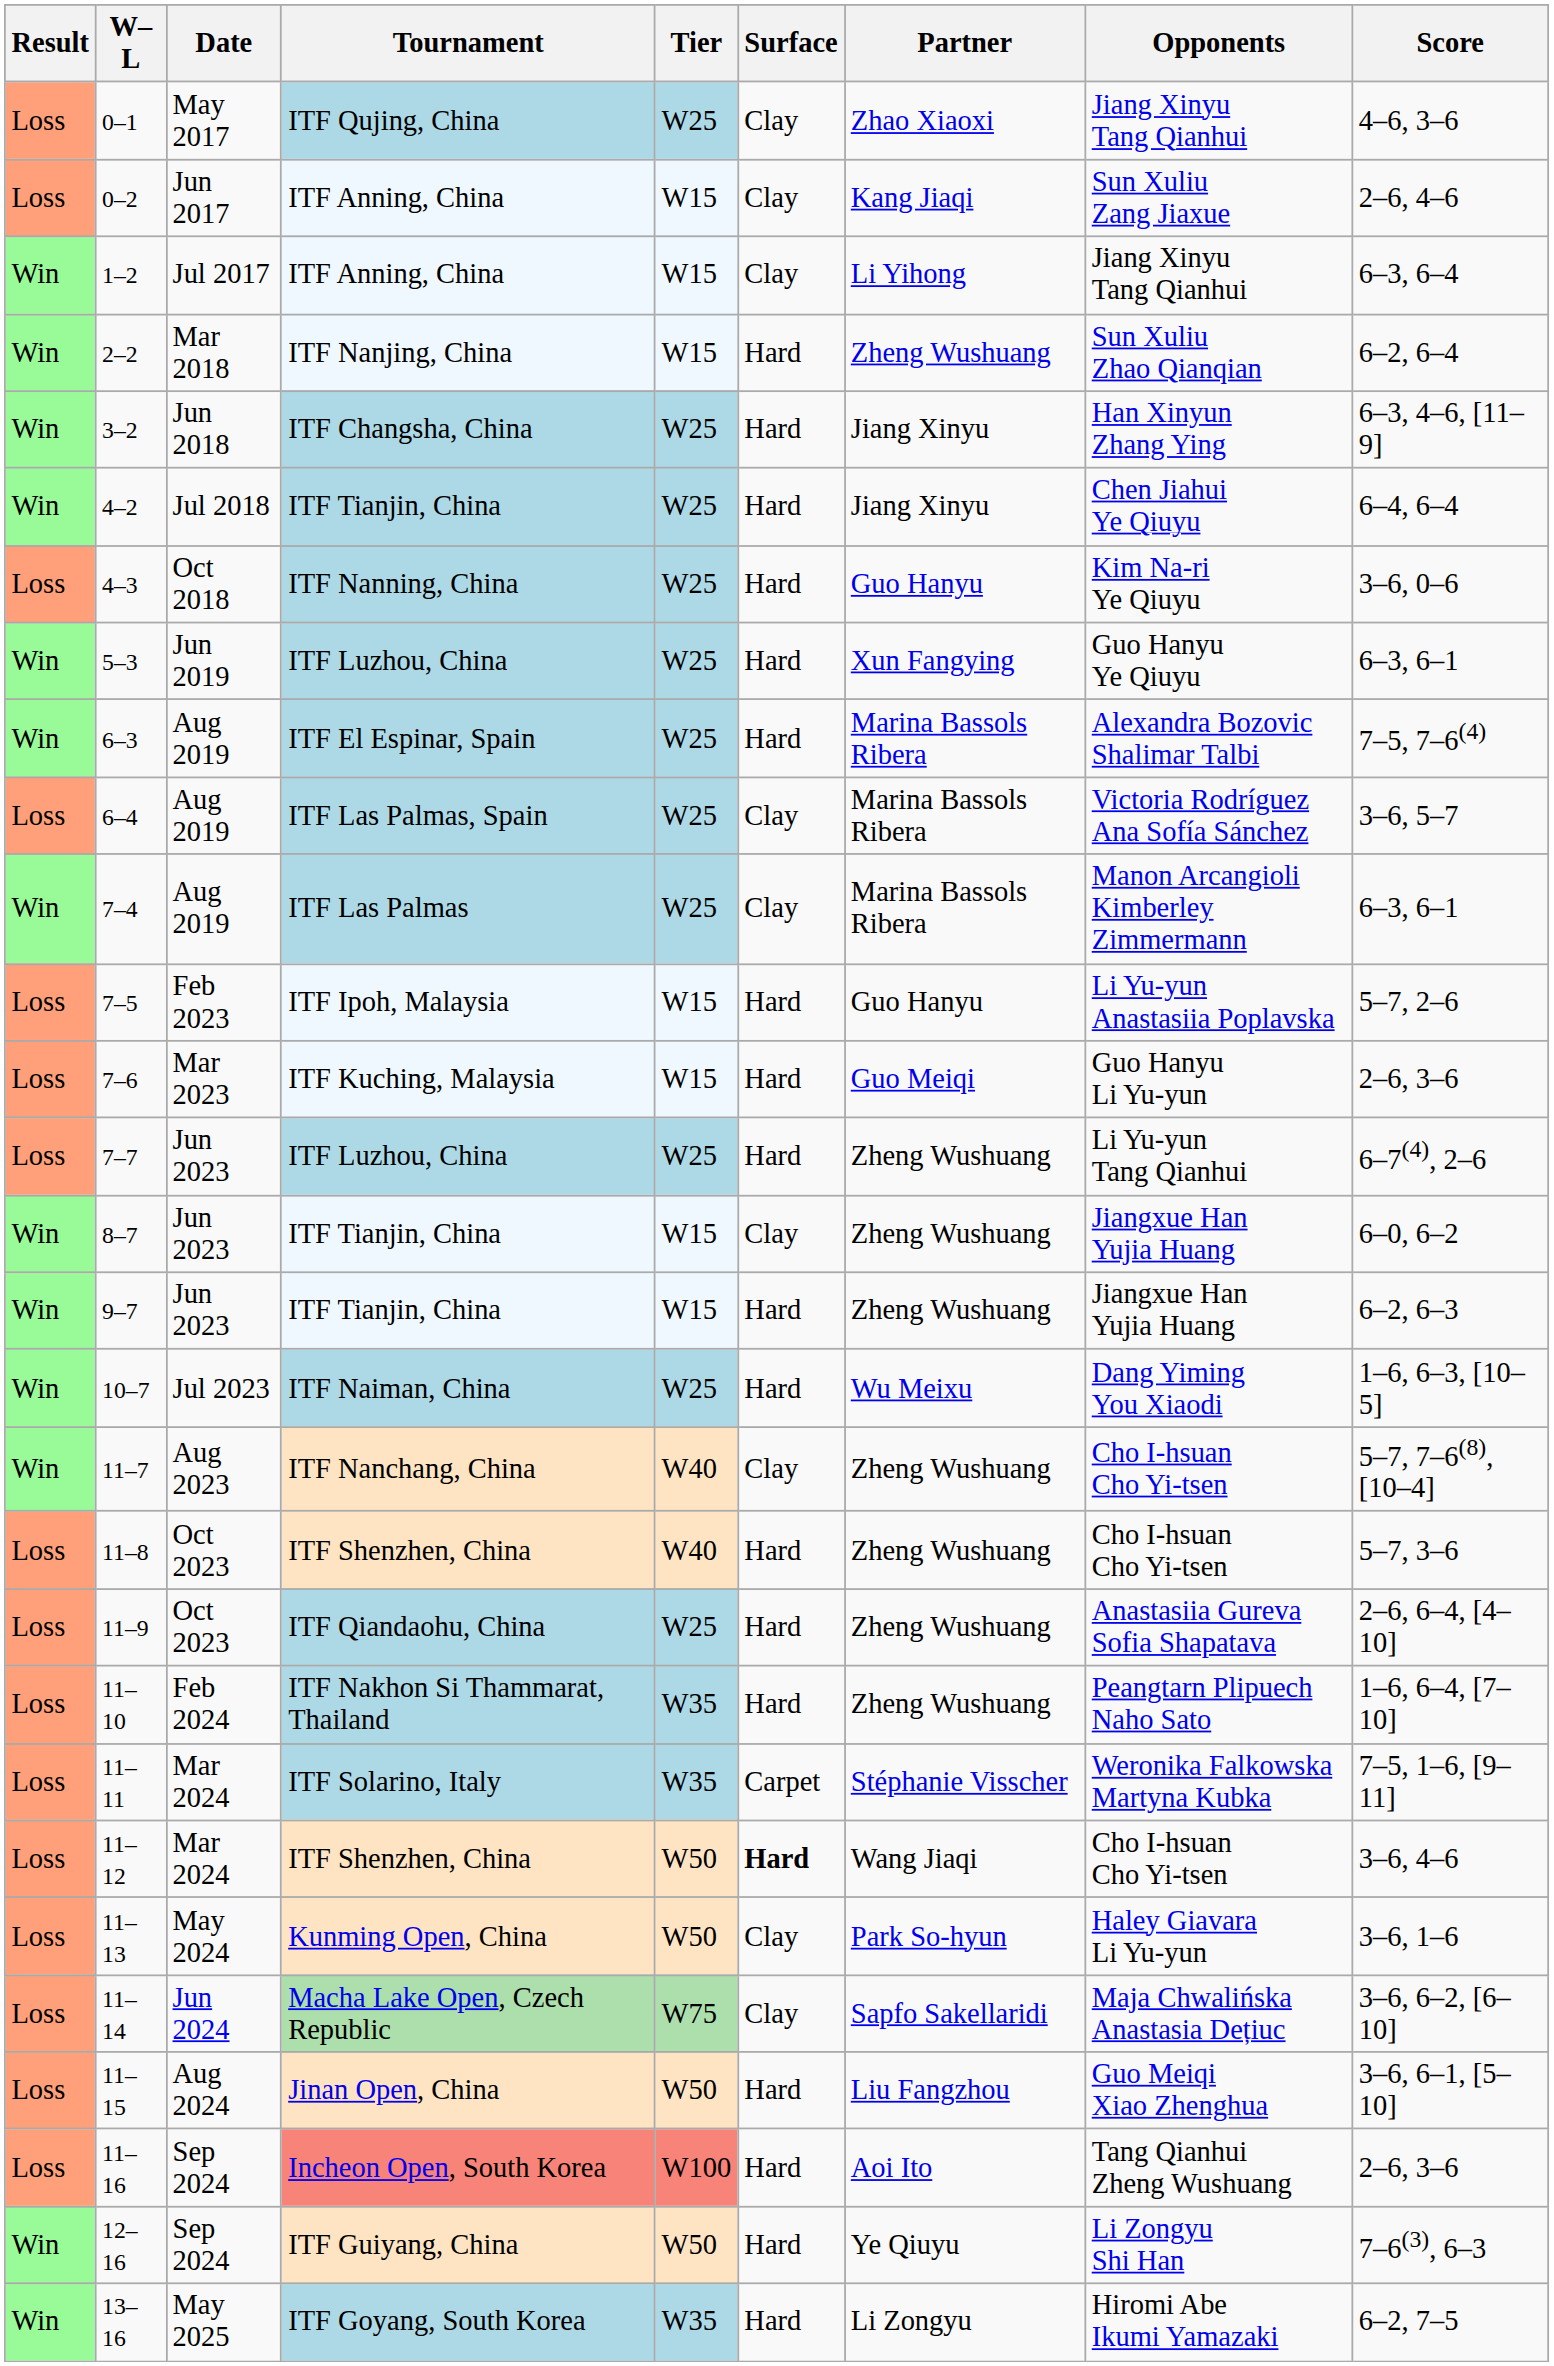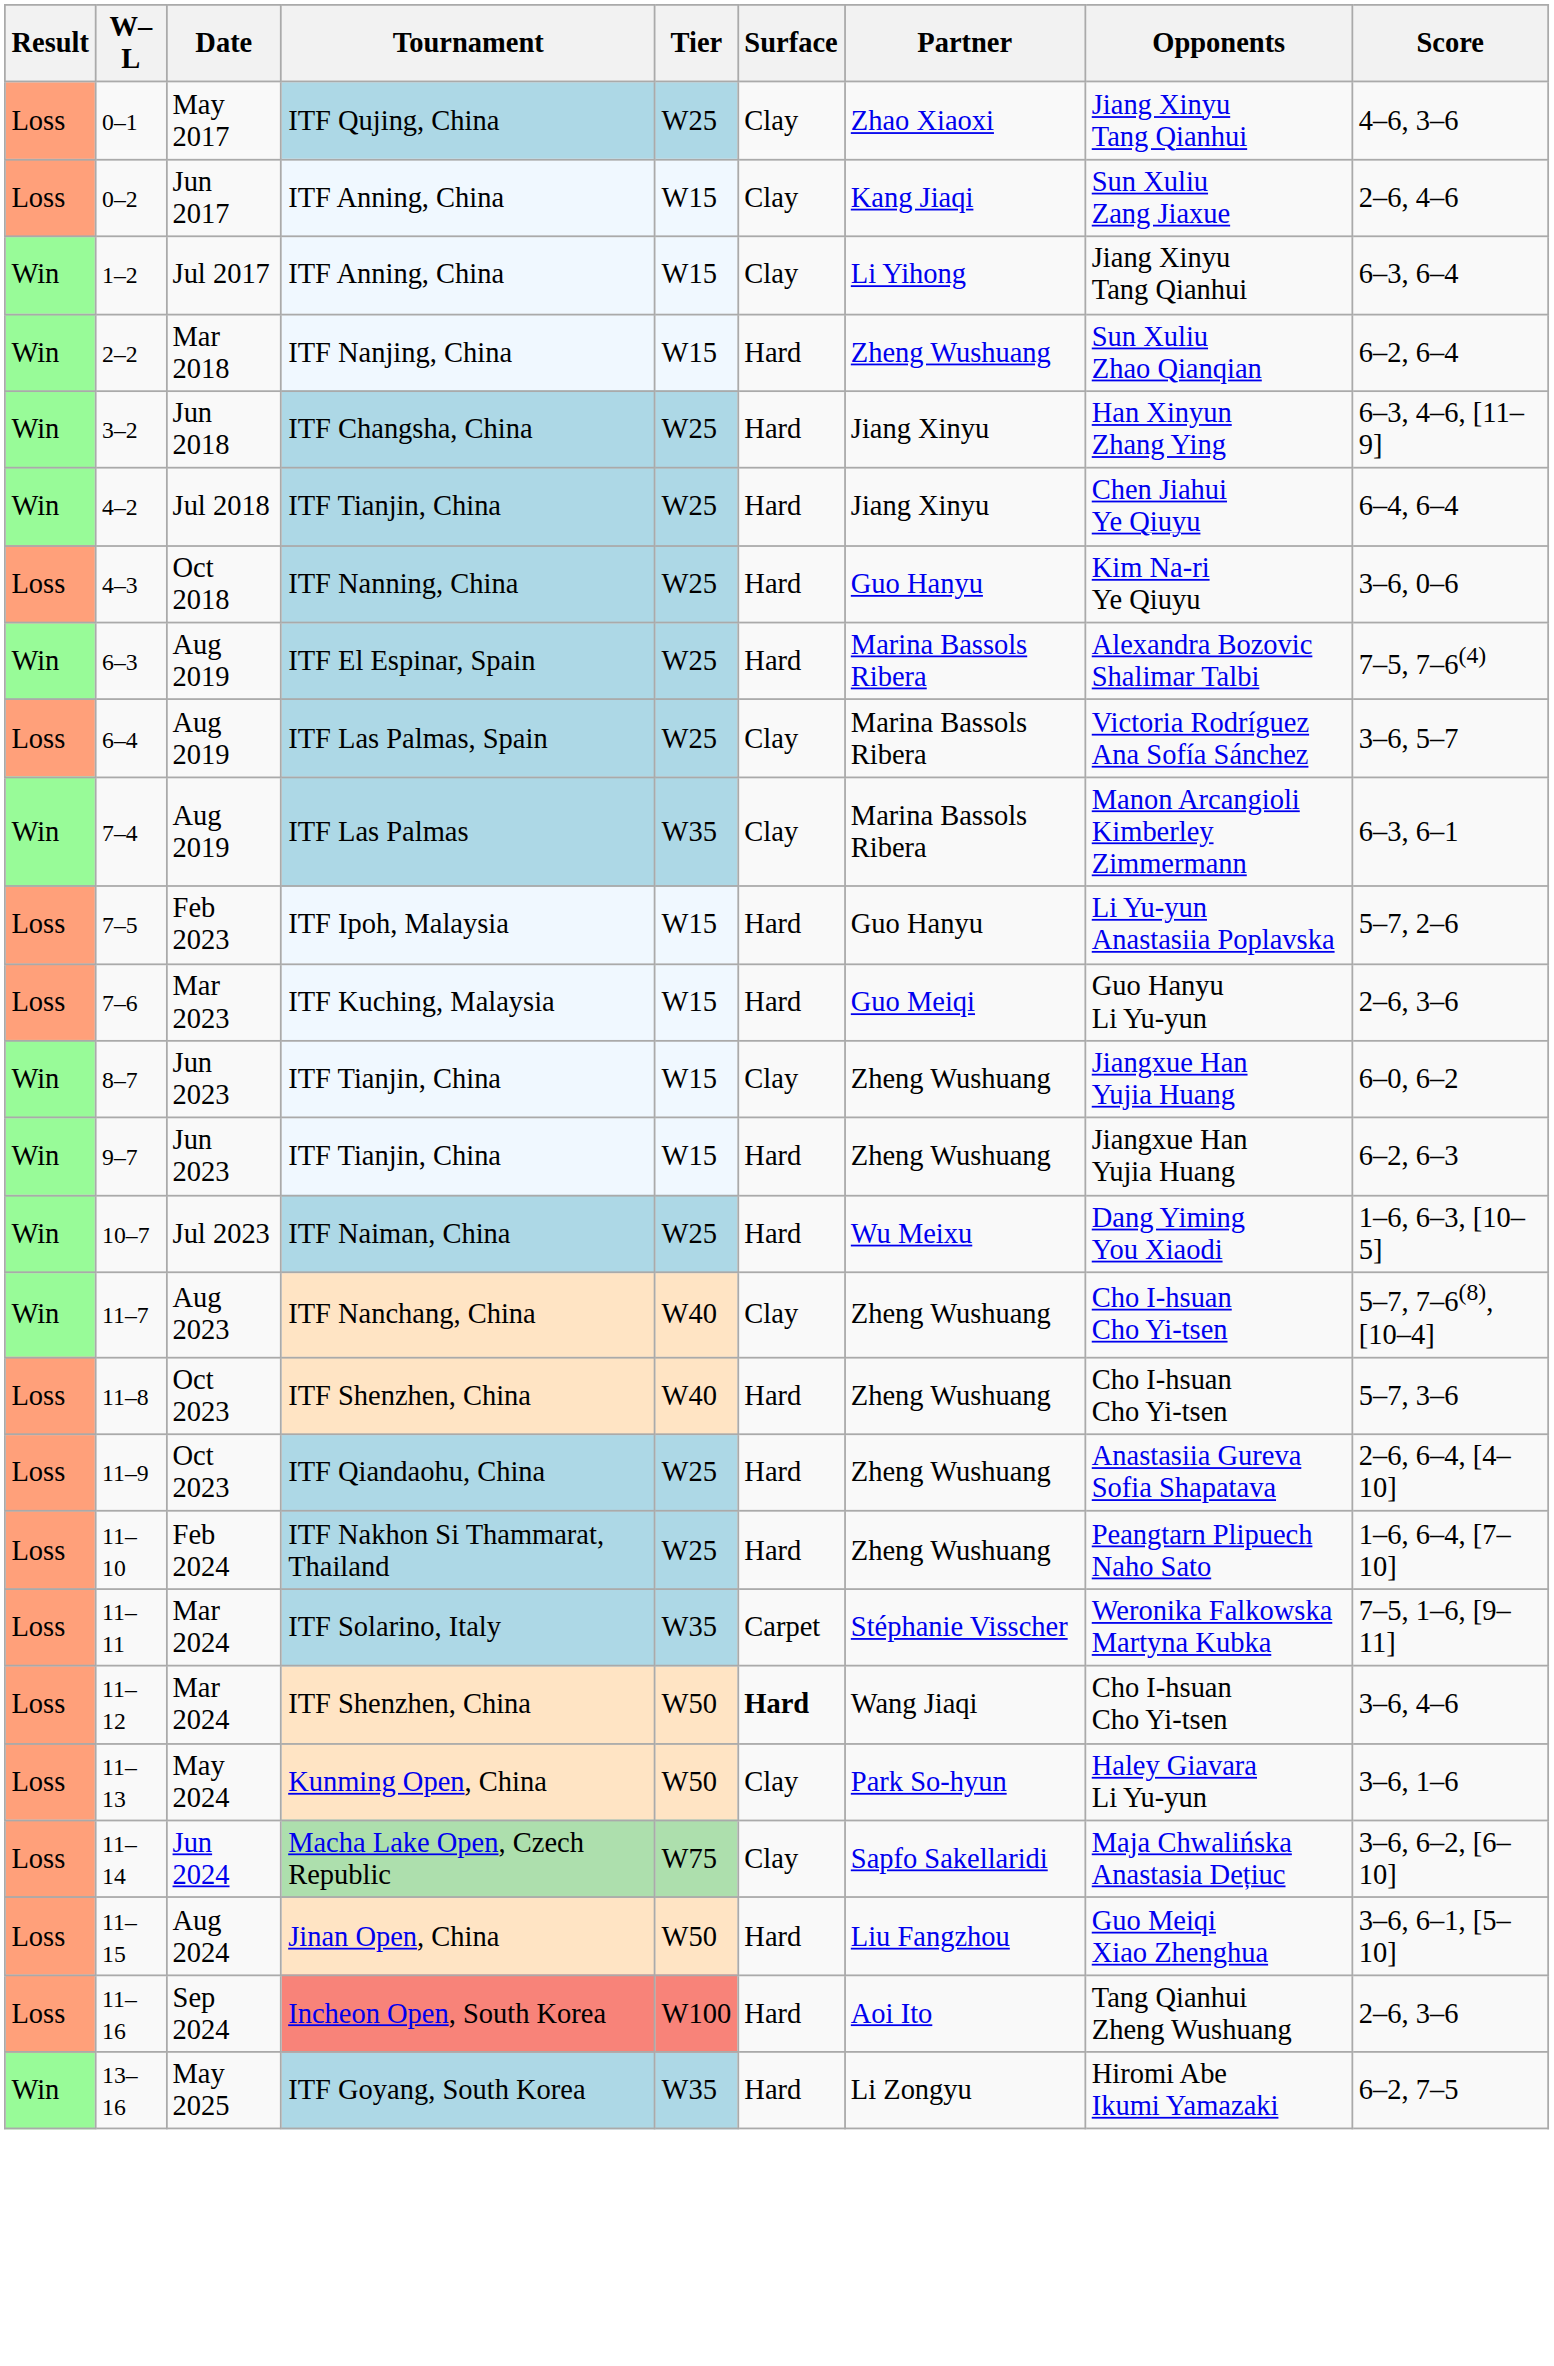- row: (120, 662)
(689, 908) W25 -> (689, 831) W35
- row: (120, 1157)
(689, 1704) W35 -> (689, 1549) W25
- row: (120, 2246)
